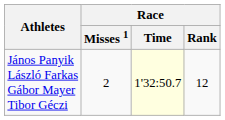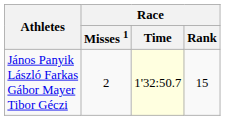(202, 82) 12 -> (202, 82) 15
